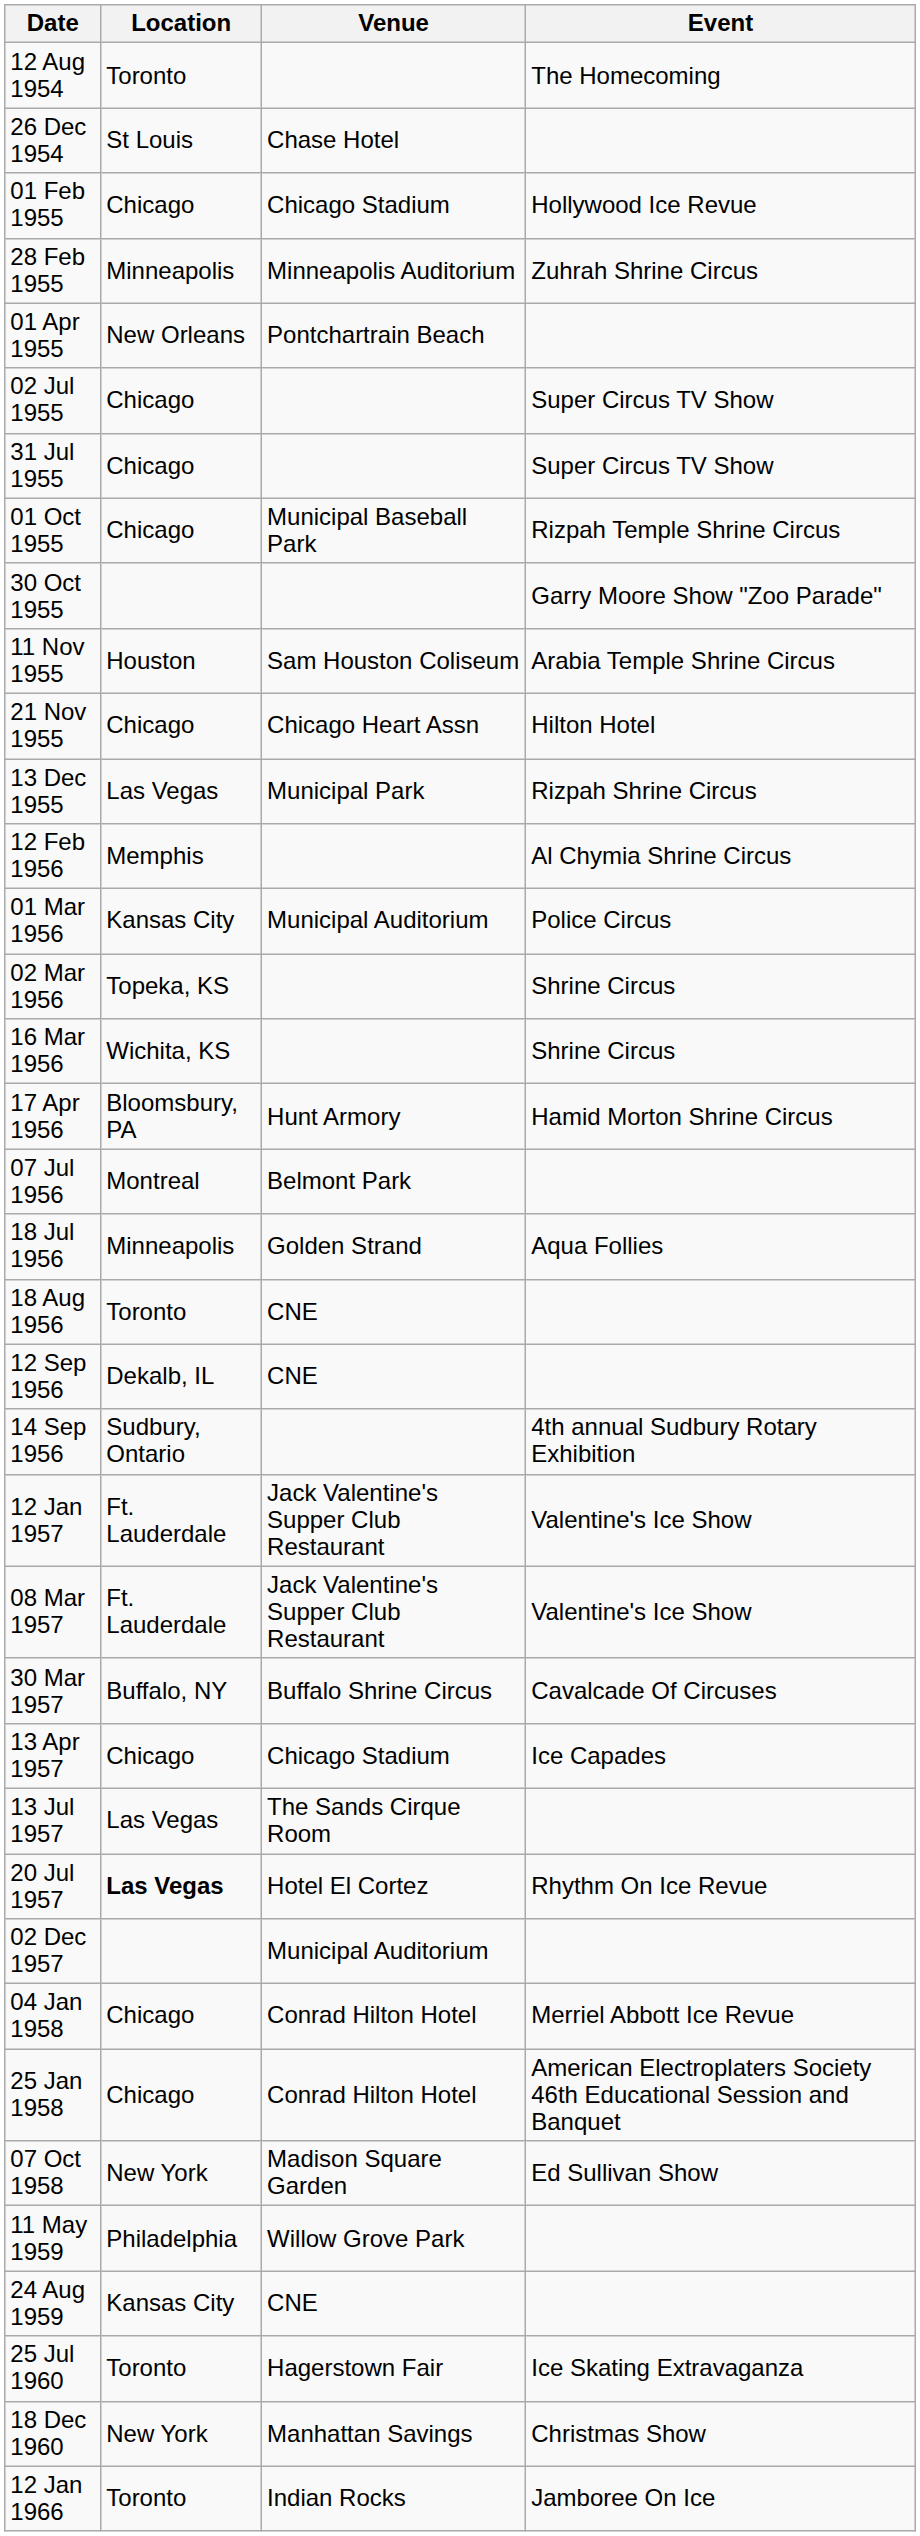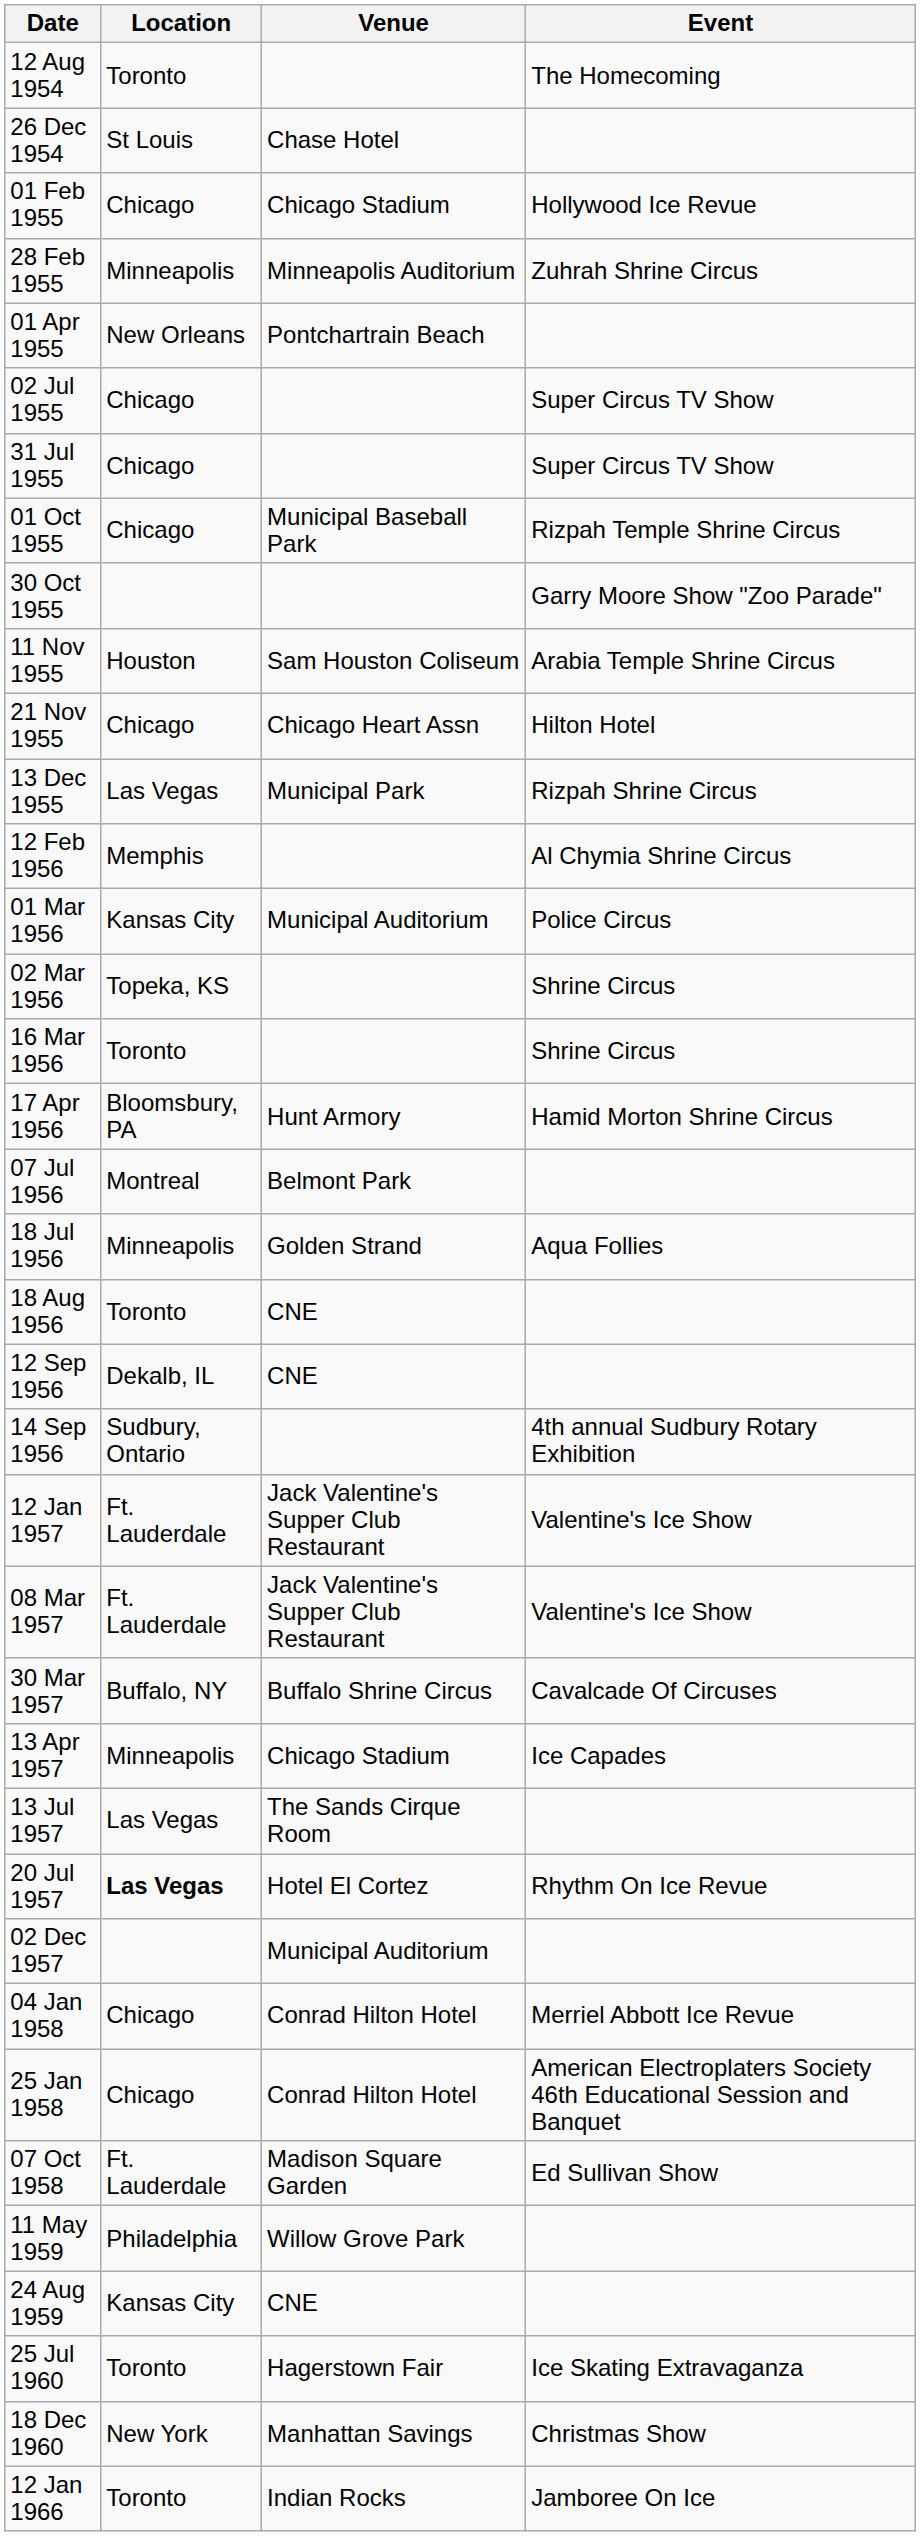(168, 1051) Wichita, KS -> (146, 1051) Toronto
(150, 1755) Chicago -> (170, 1755) Minneapolis
(157, 2173) New York -> (166, 2173) Ft. Lauderdale
